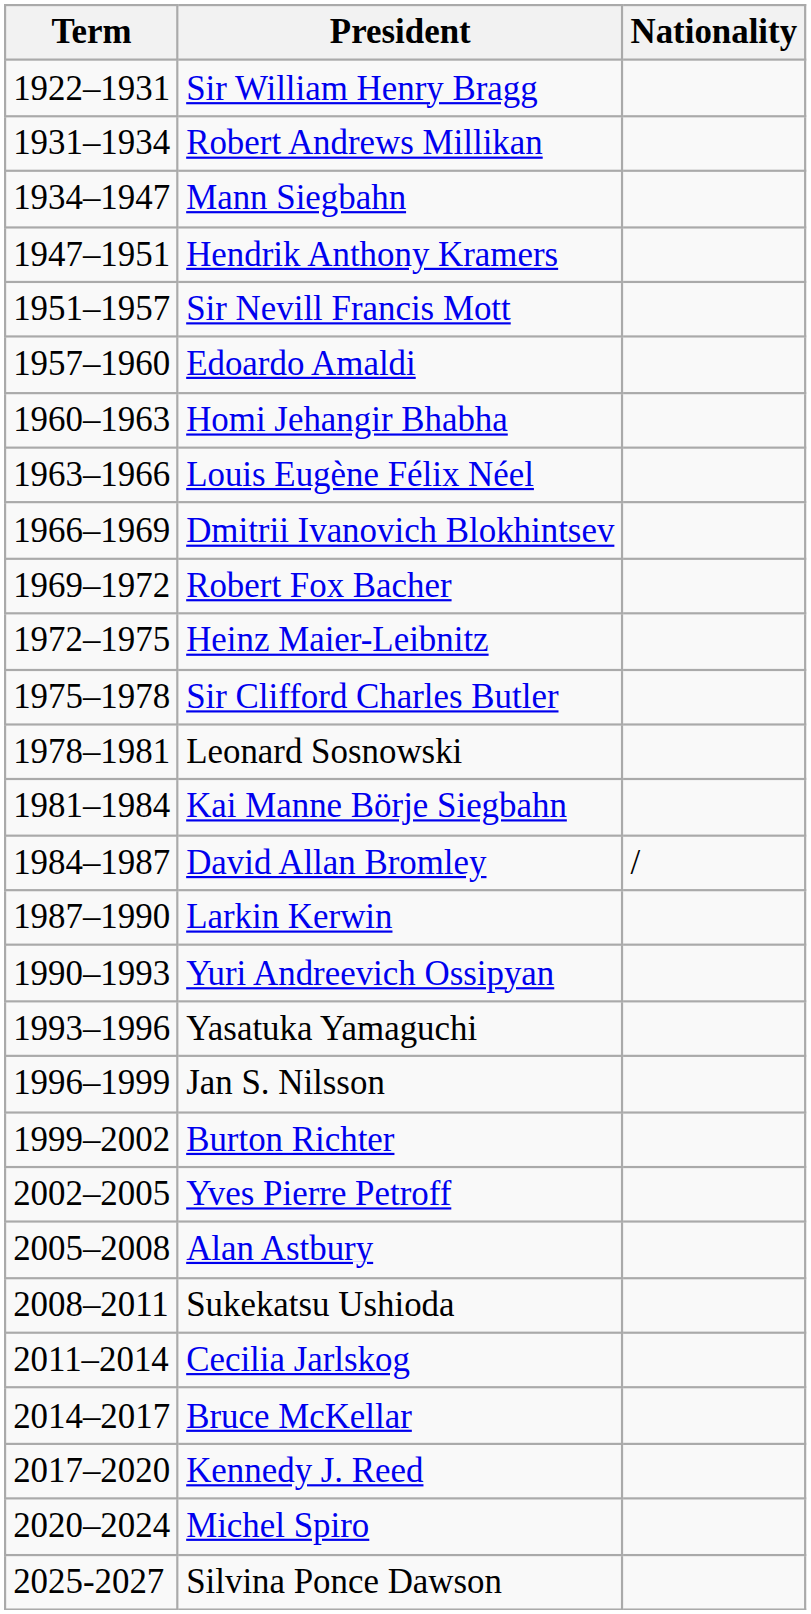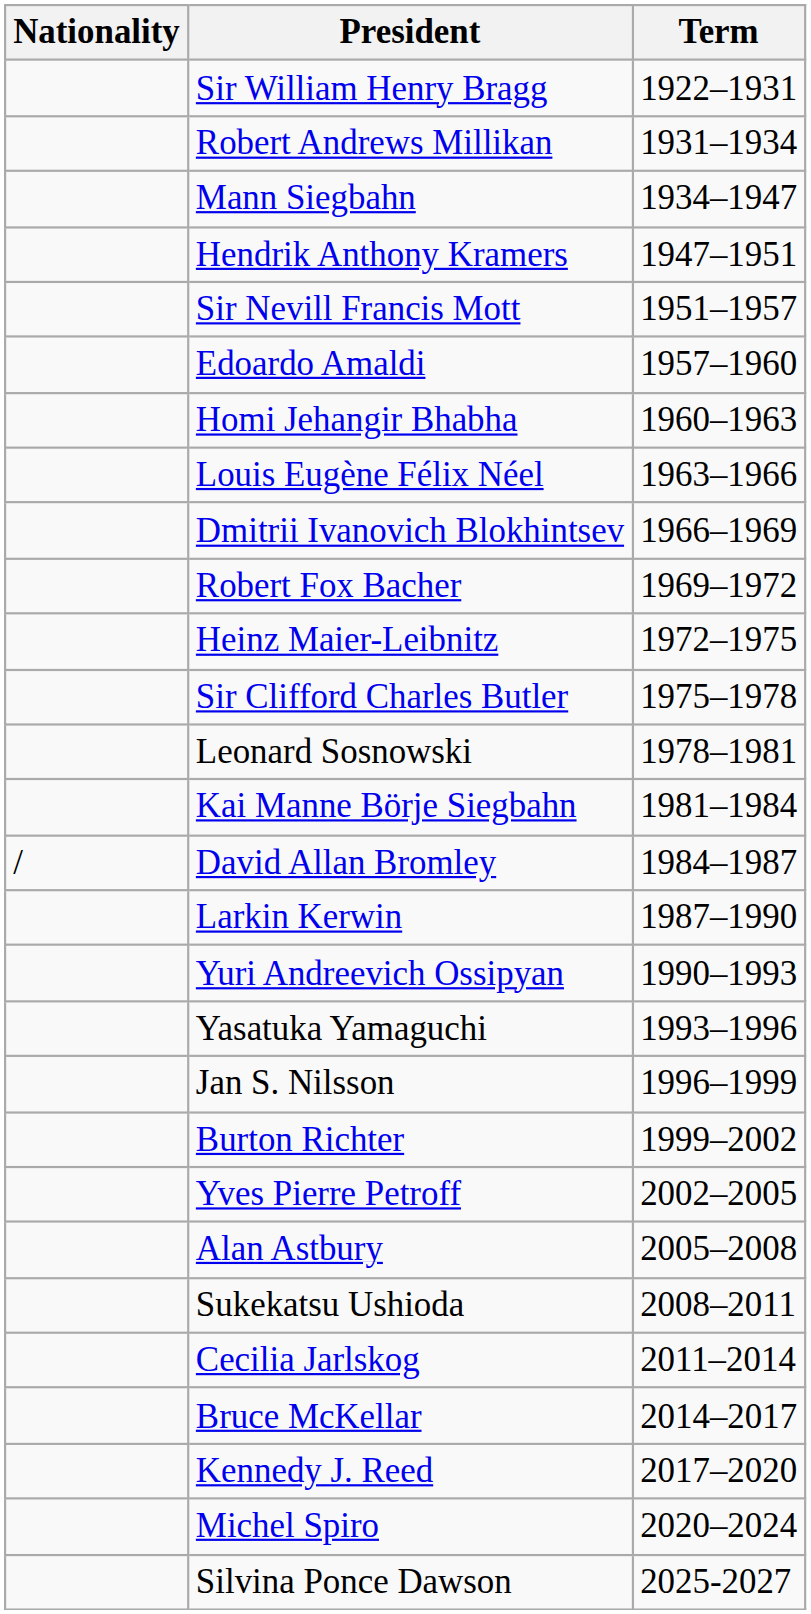columns swapped: (92, 32) <-> (714, 32)
